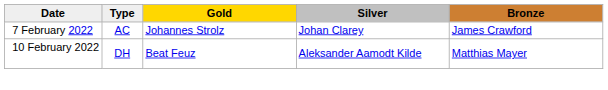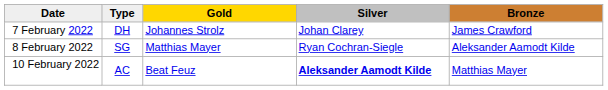(122, 30) AC -> (122, 30) DH
+ row: (56, 47)
(122, 53) DH -> (122, 70) AC
(360, 53) normal -> (365, 70) bold
